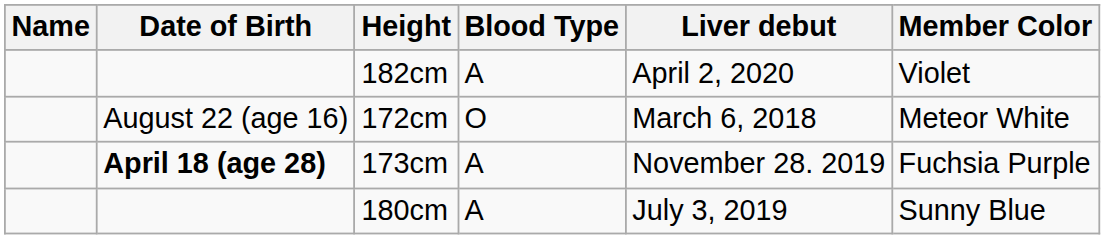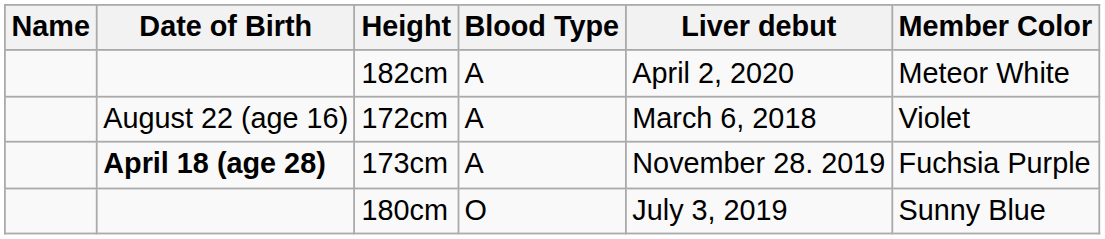(934, 73) Violet -> (984, 73) Meteor White
(476, 118) O -> (474, 118) A
(984, 118) Meteor White -> (934, 118) Violet
(474, 210) A -> (476, 210) O
